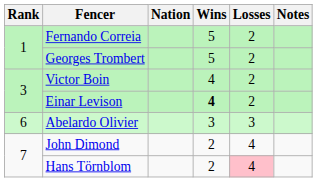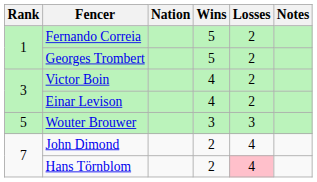(212, 101) bold -> (212, 101) normal
+ row: (91, 123)
- row: (92, 123)
